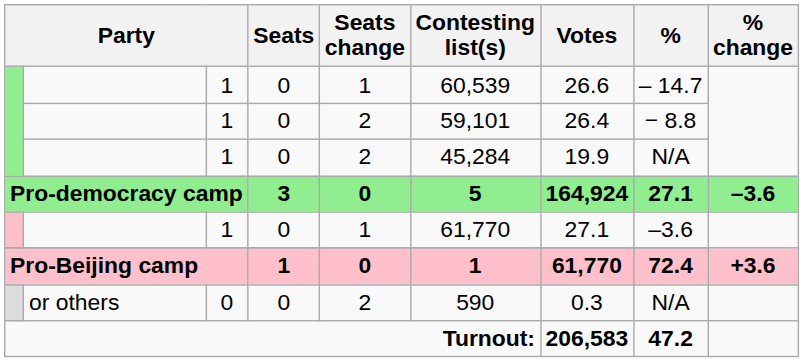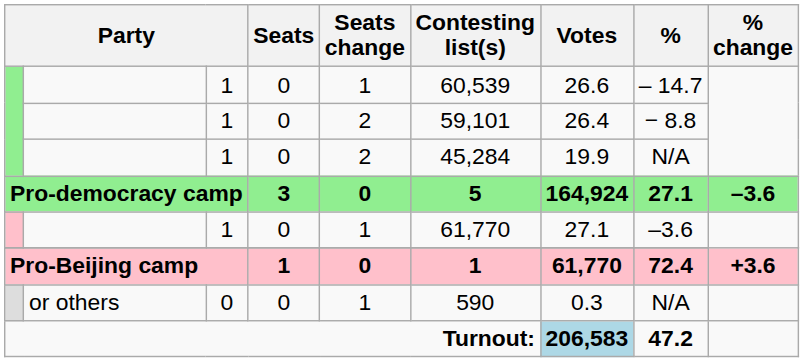(365, 302) 2 -> (365, 302) 1
(587, 338) no background -> (587, 338) lightblue background
